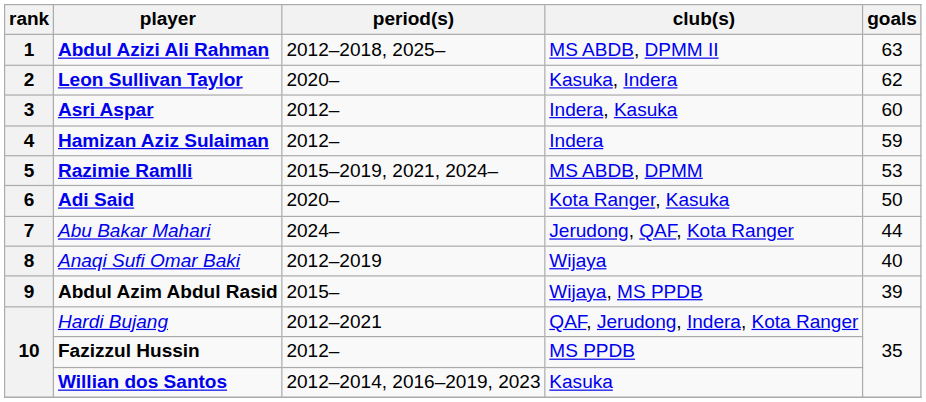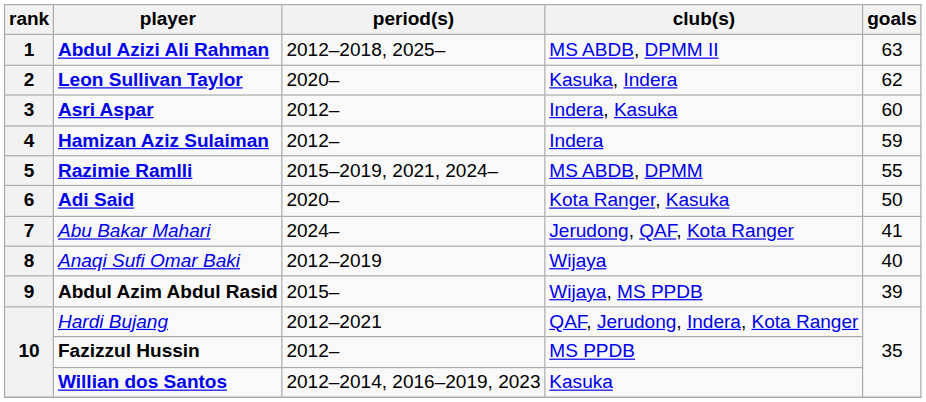(892, 170) 53 -> (892, 170) 55
(892, 230) 44 -> (892, 230) 41
